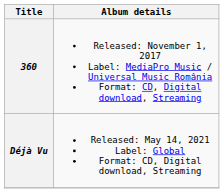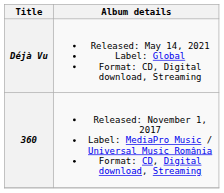rows swapped: (29, 66) <-> (29, 151)
